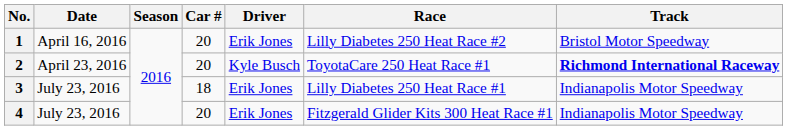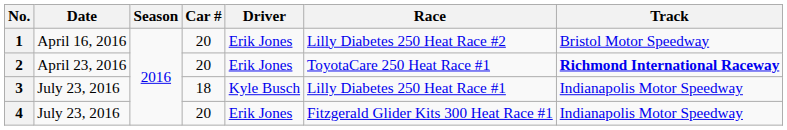(264, 64) Kyle Busch -> (261, 64) Erik Jones
(261, 88) Erik Jones -> (264, 88) Kyle Busch
